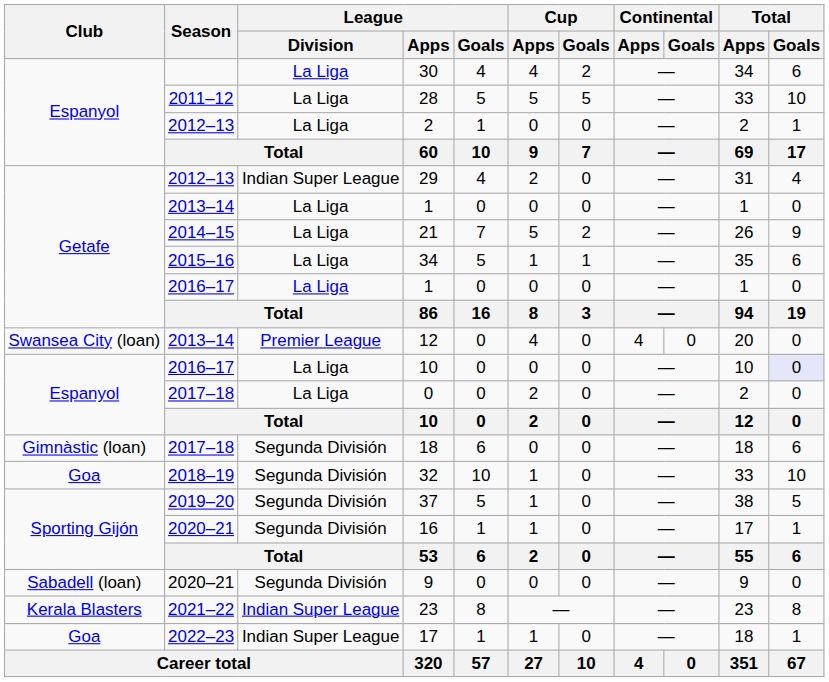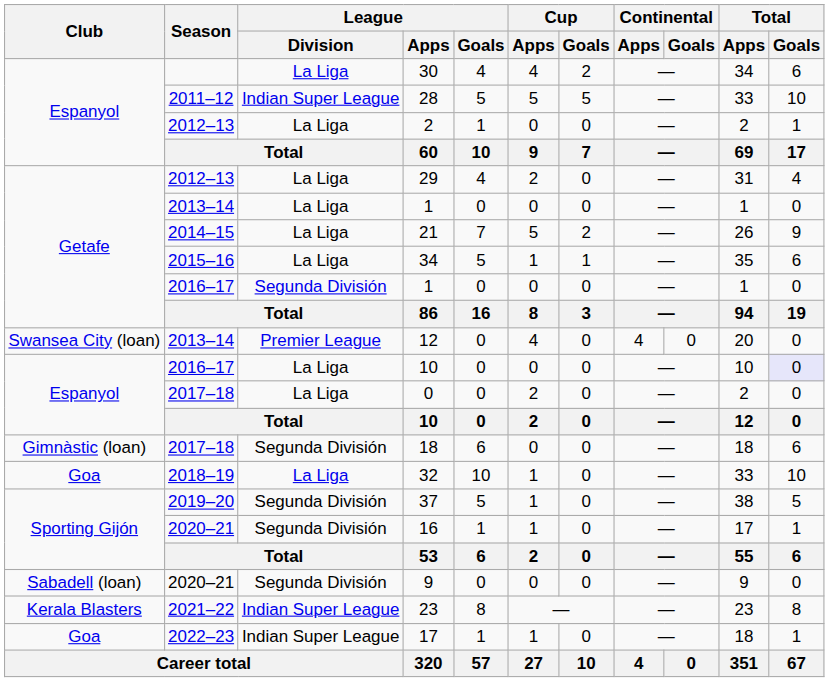(321, 98) La Liga -> (321, 98) Indian Super League
(321, 179) Indian Super League -> (321, 179) La Liga
(321, 286) La Liga -> (321, 286) Segunda División
(321, 475) Segunda División -> (321, 475) La Liga
